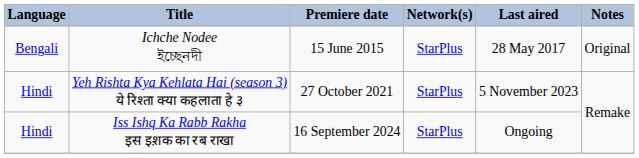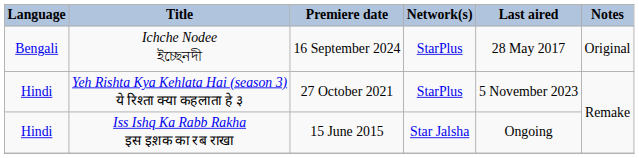(347, 48) 15 June 2015 -> (347, 48) 16 September 2024
(347, 132) 16 September 2024 -> (347, 132) 15 June 2015
(440, 132) StarPlus -> (440, 132) Star Jalsha
